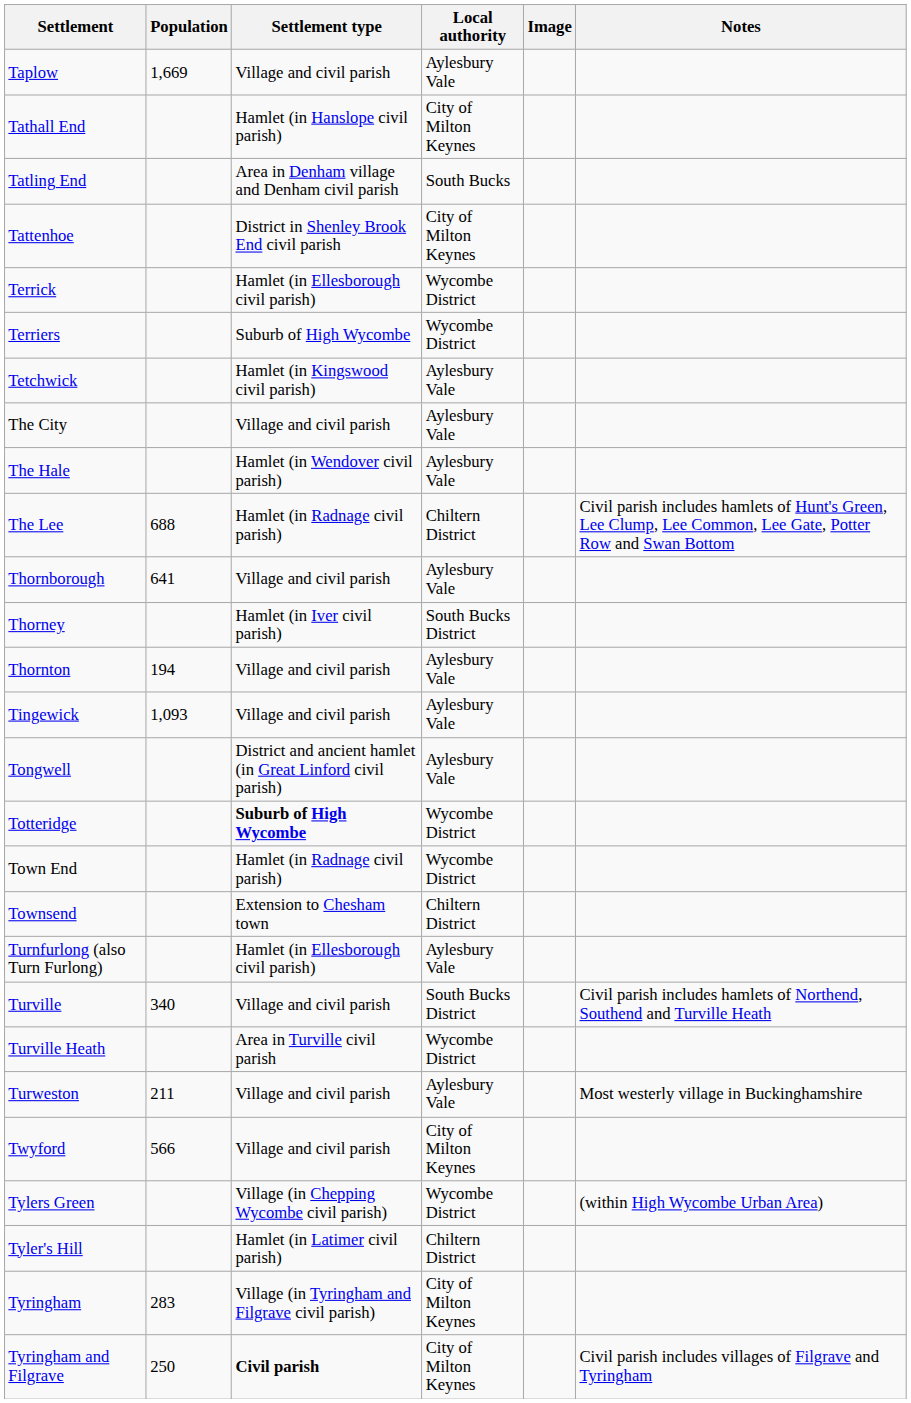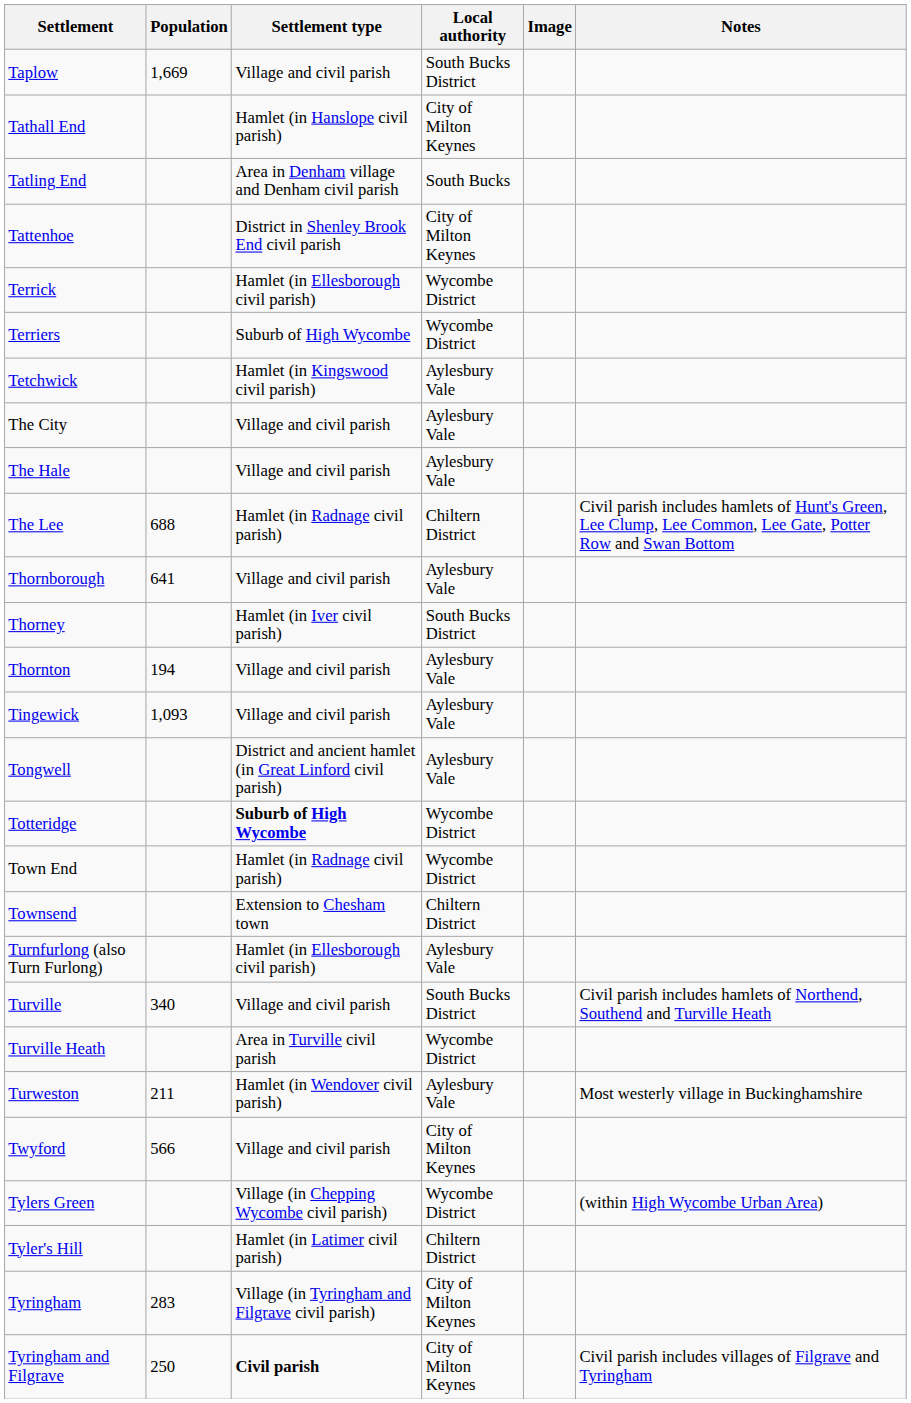(460, 72) Aylesbury Vale -> (468, 72) South Bucks District
(324, 470) Hamlet (in Wendover civil parish) -> (313, 470) Village and civil parish
(313, 1094) Village and civil parish -> (324, 1094) Hamlet (in Wendover civil parish)
